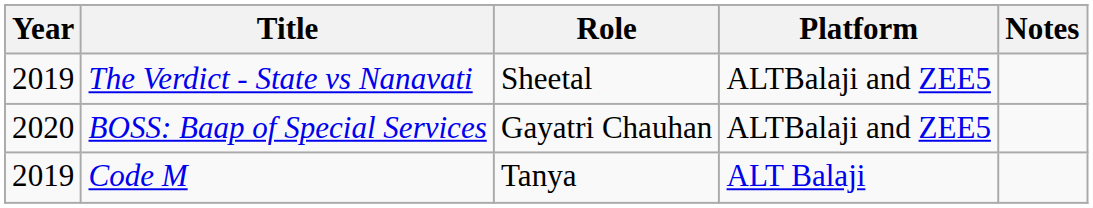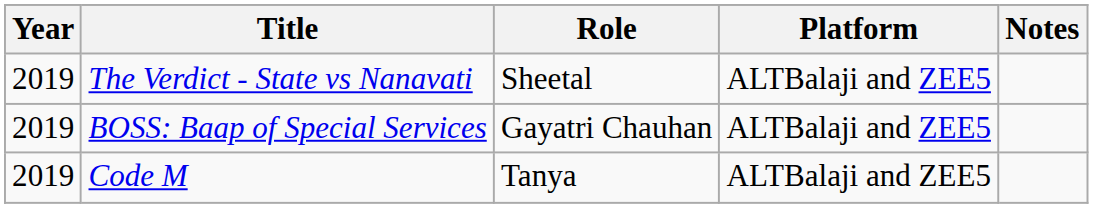(43, 127) 2020 -> (43, 127) 2019
(796, 176) ALT Balaji -> (859, 176) ALTBalaji and ZEE5
